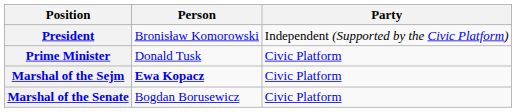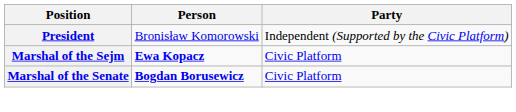- row: (68, 55)
(187, 96) normal -> (189, 76) bold
